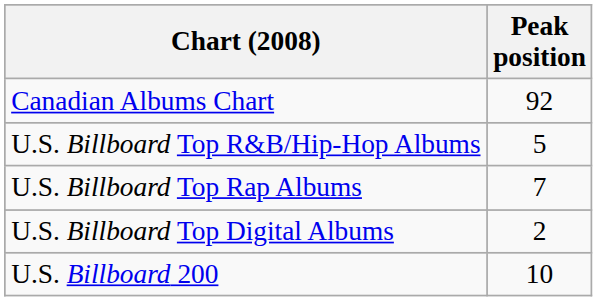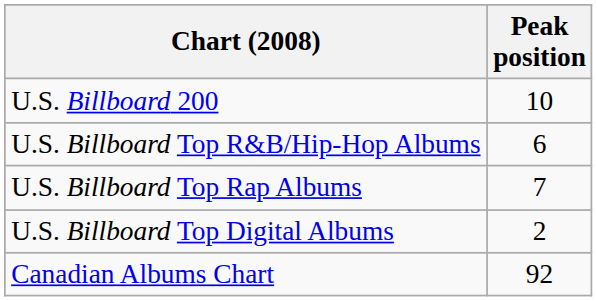rows swapped: (115, 273) <-> (143, 100)
(540, 143) 5 -> (540, 143) 6
